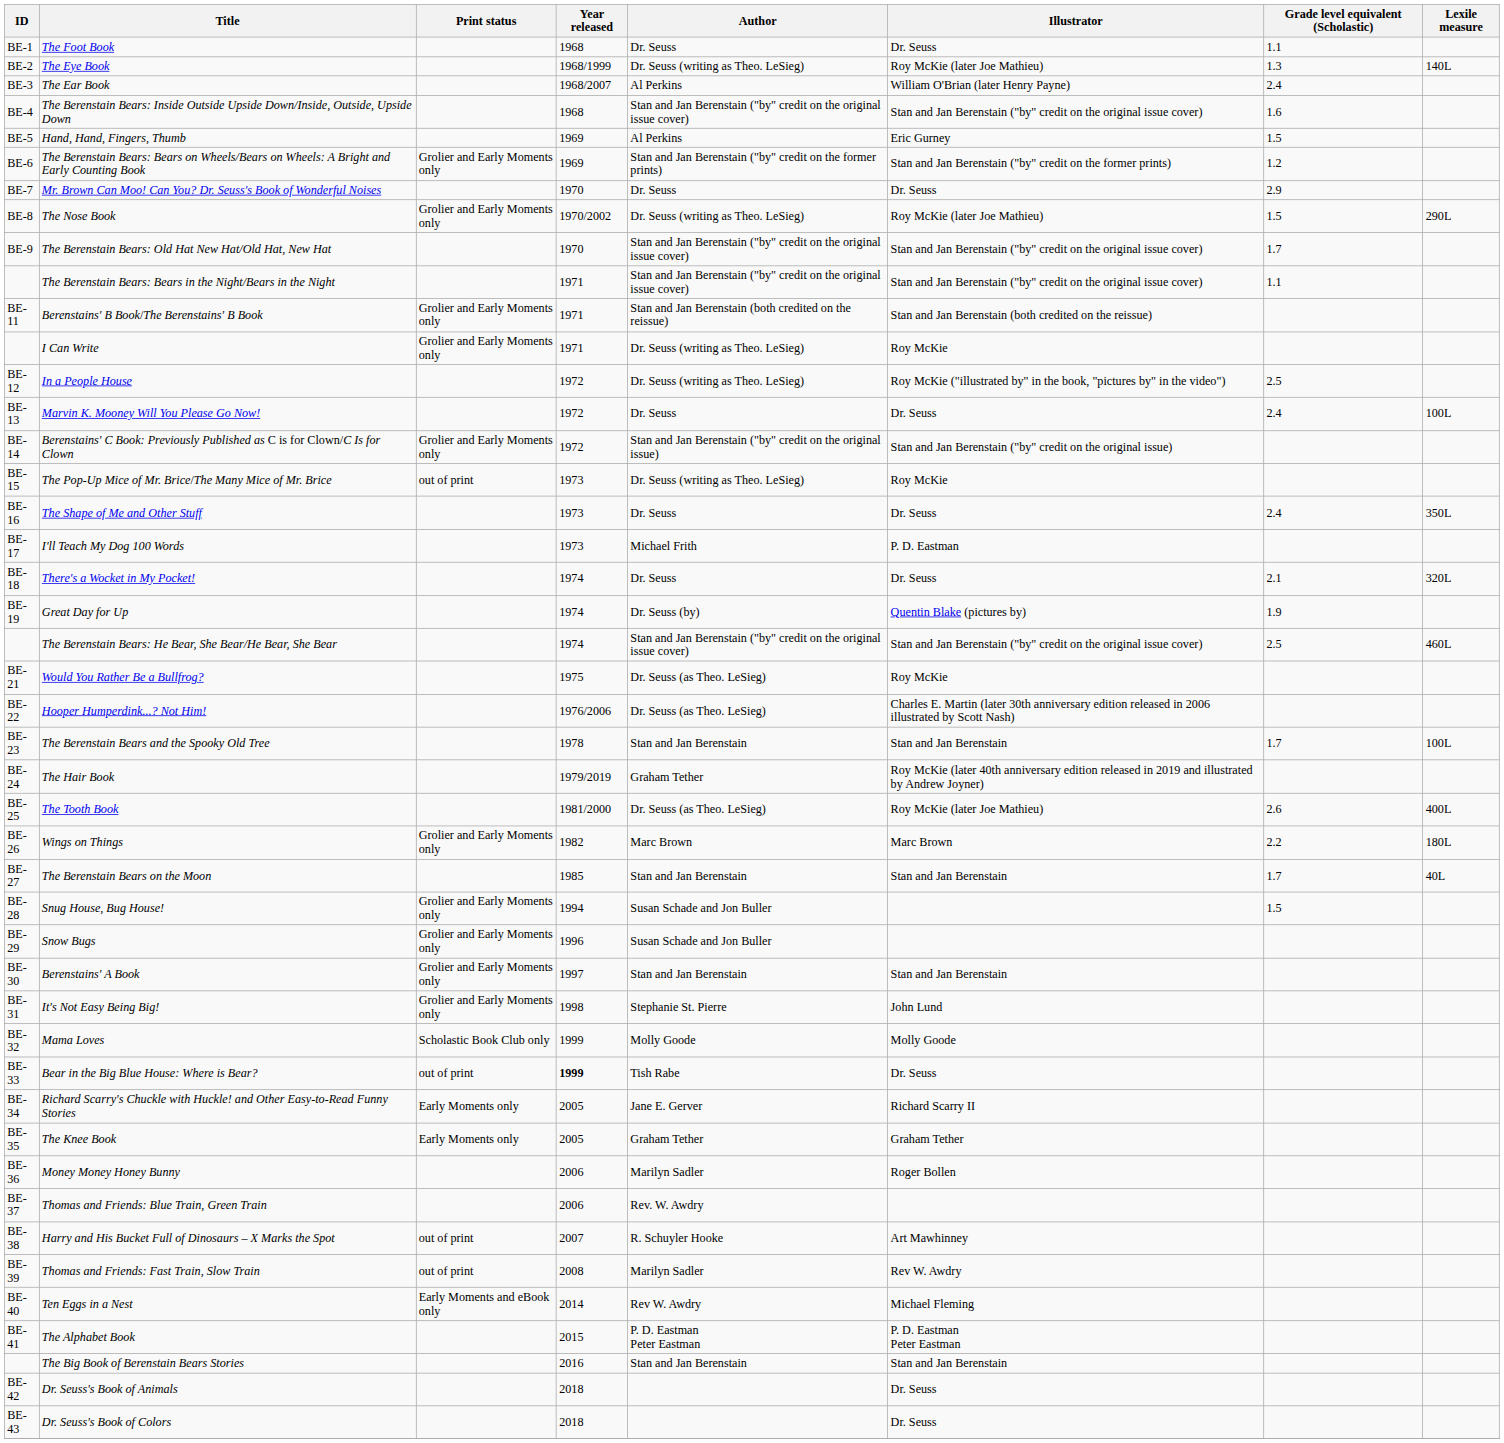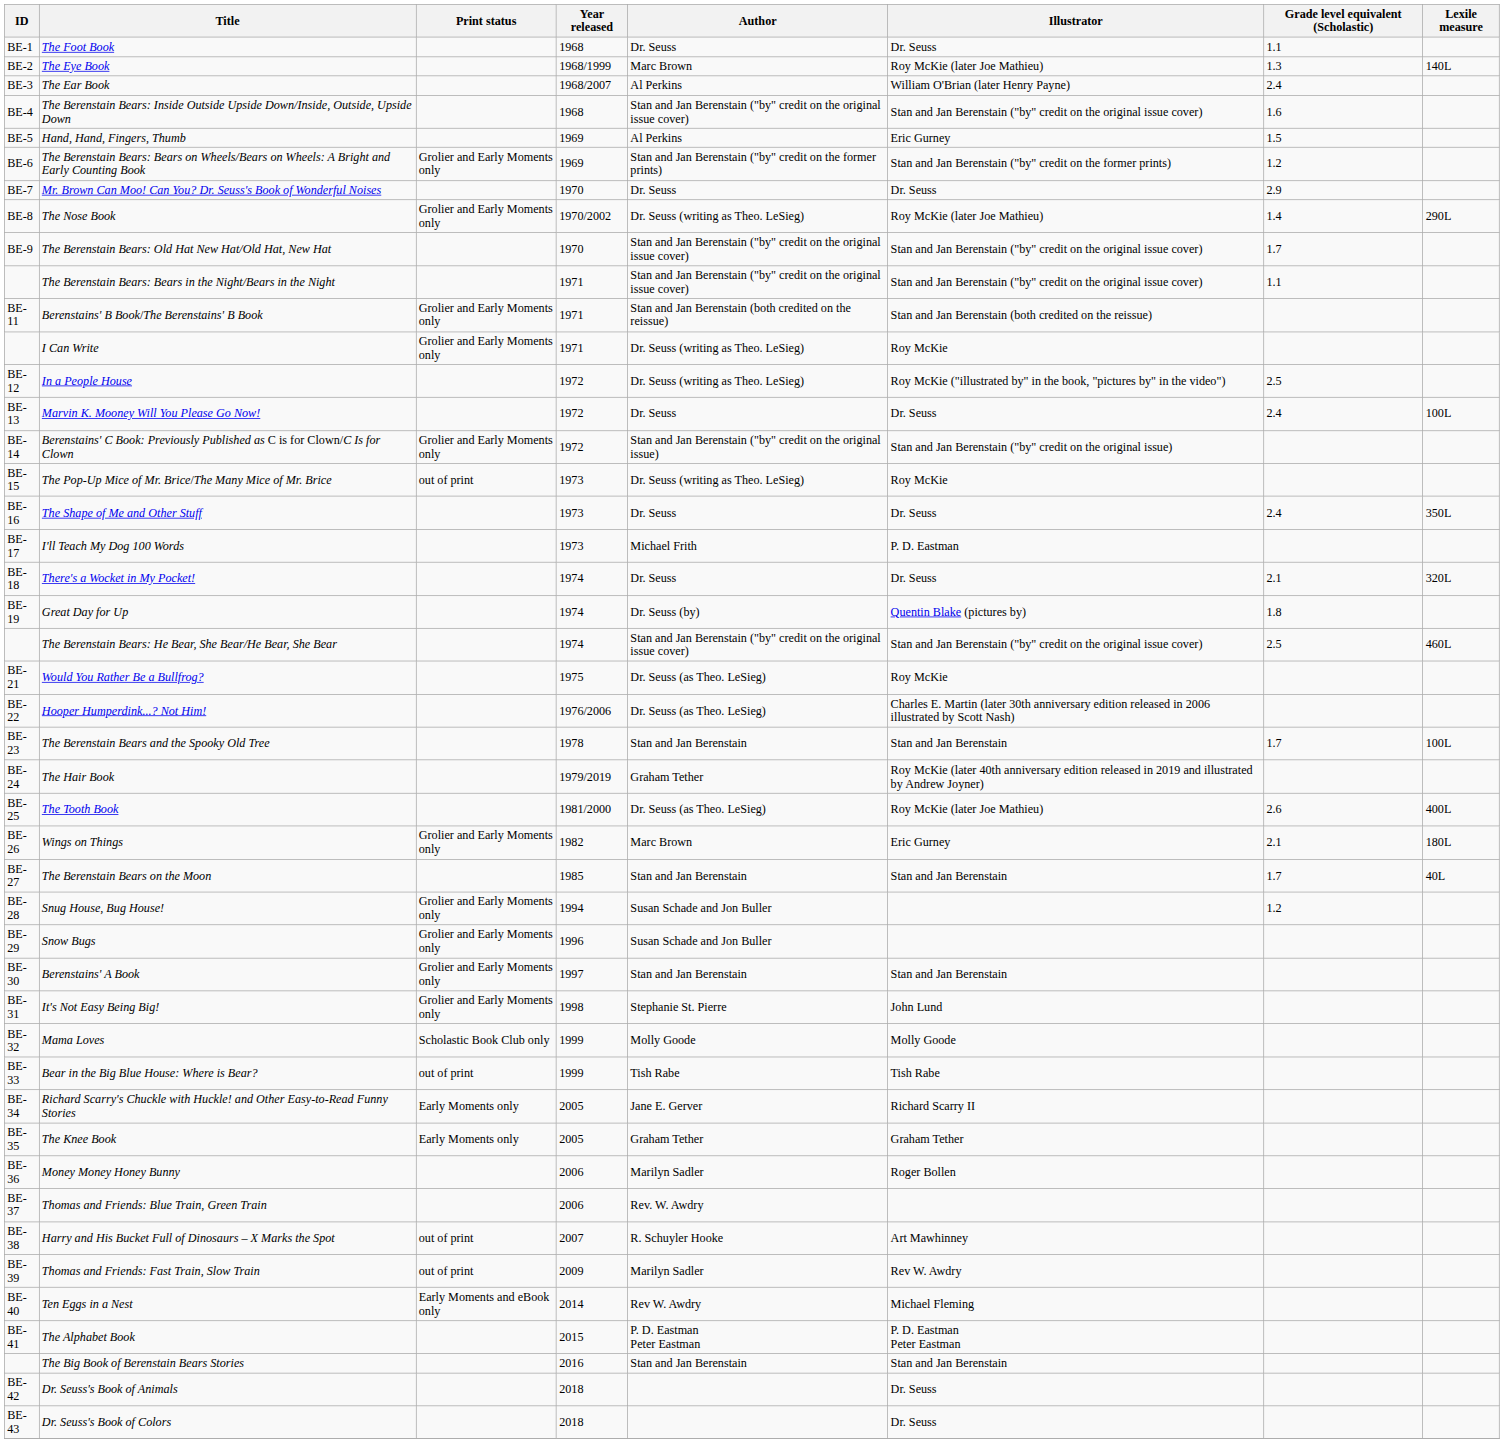(717, 66) Dr. Seuss (writing as Theo. LeSieg) -> (661, 66) Marc Brown
(1274, 216) 1.5 -> (1274, 216) 1.4
(1274, 611) 1.9 -> (1274, 611) 1.8
(922, 842) Marc Brown -> (921, 842) Eric Gurney
(1274, 842) 2.2 -> (1274, 842) 2.1
(1274, 908) 1.5 -> (1274, 908) 1.2
(571, 1073) bold -> (571, 1073) normal
(914, 1073) Dr. Seuss -> (915, 1073) Tish Rabe
(571, 1271) 2008 -> (571, 1271) 2009
